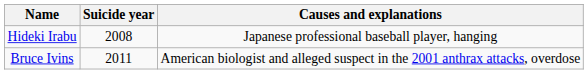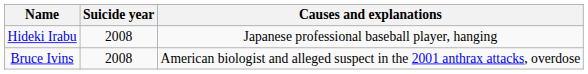(119, 58) 2011 -> (119, 58) 2008
